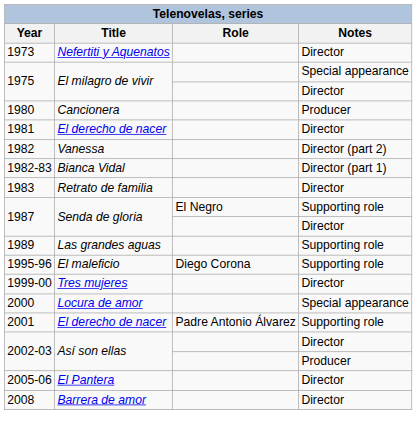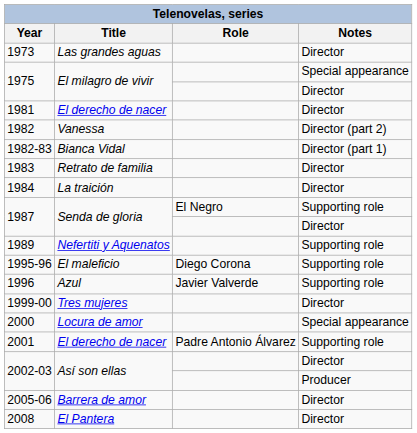(114, 52) Nefertiti y Aquenatos -> (109, 52) Las grandes aguas
- row: (21, 110)
+ row: (21, 187)
(109, 245) Las grandes aguas -> (114, 245) Nefertiti y Aquenatos
+ row: (21, 284)
(86, 380) El Pantera -> (102, 399) Barrera de amor
(102, 399) Barrera de amor -> (86, 419) El Pantera
